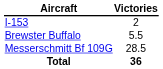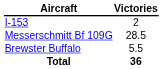rows swapped: (43, 35) <-> (59, 48)
